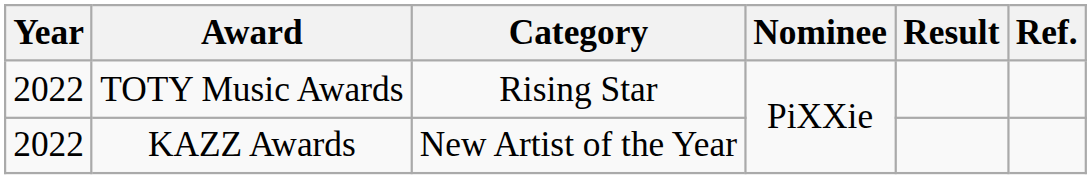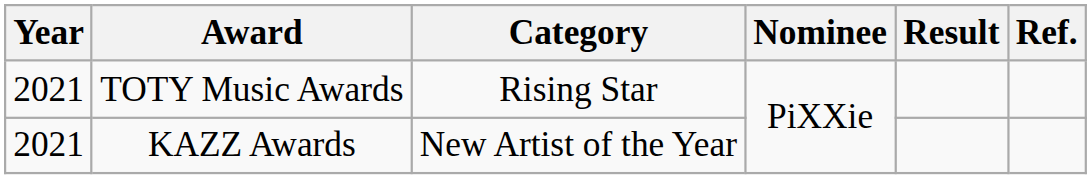(49, 88) 2022 -> (49, 88) 2021
(49, 144) 2022 -> (49, 144) 2021
